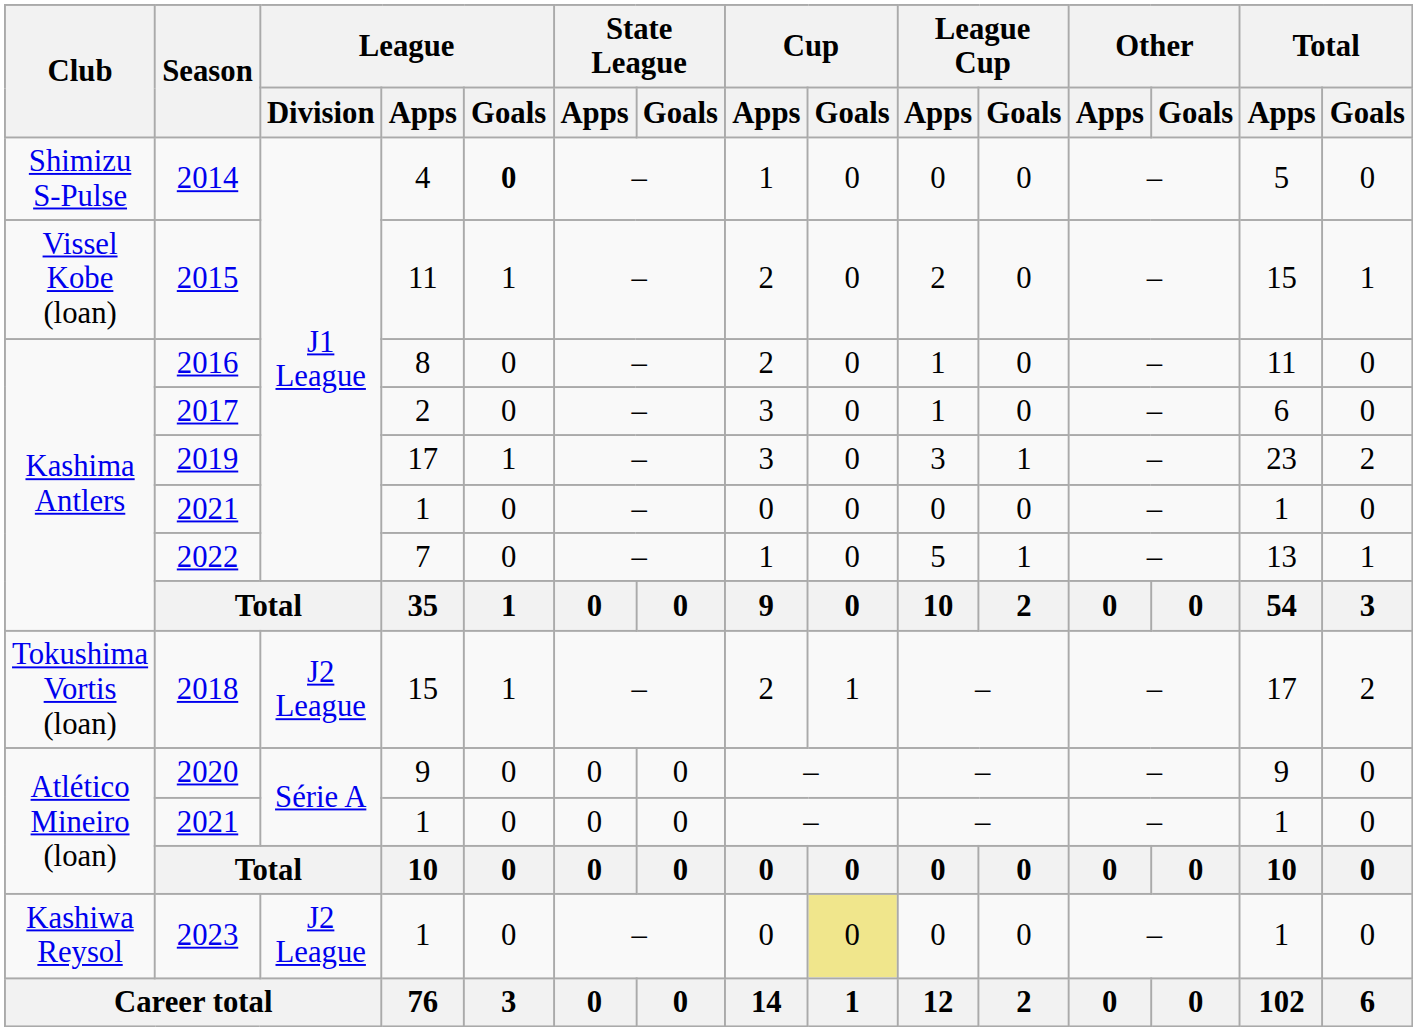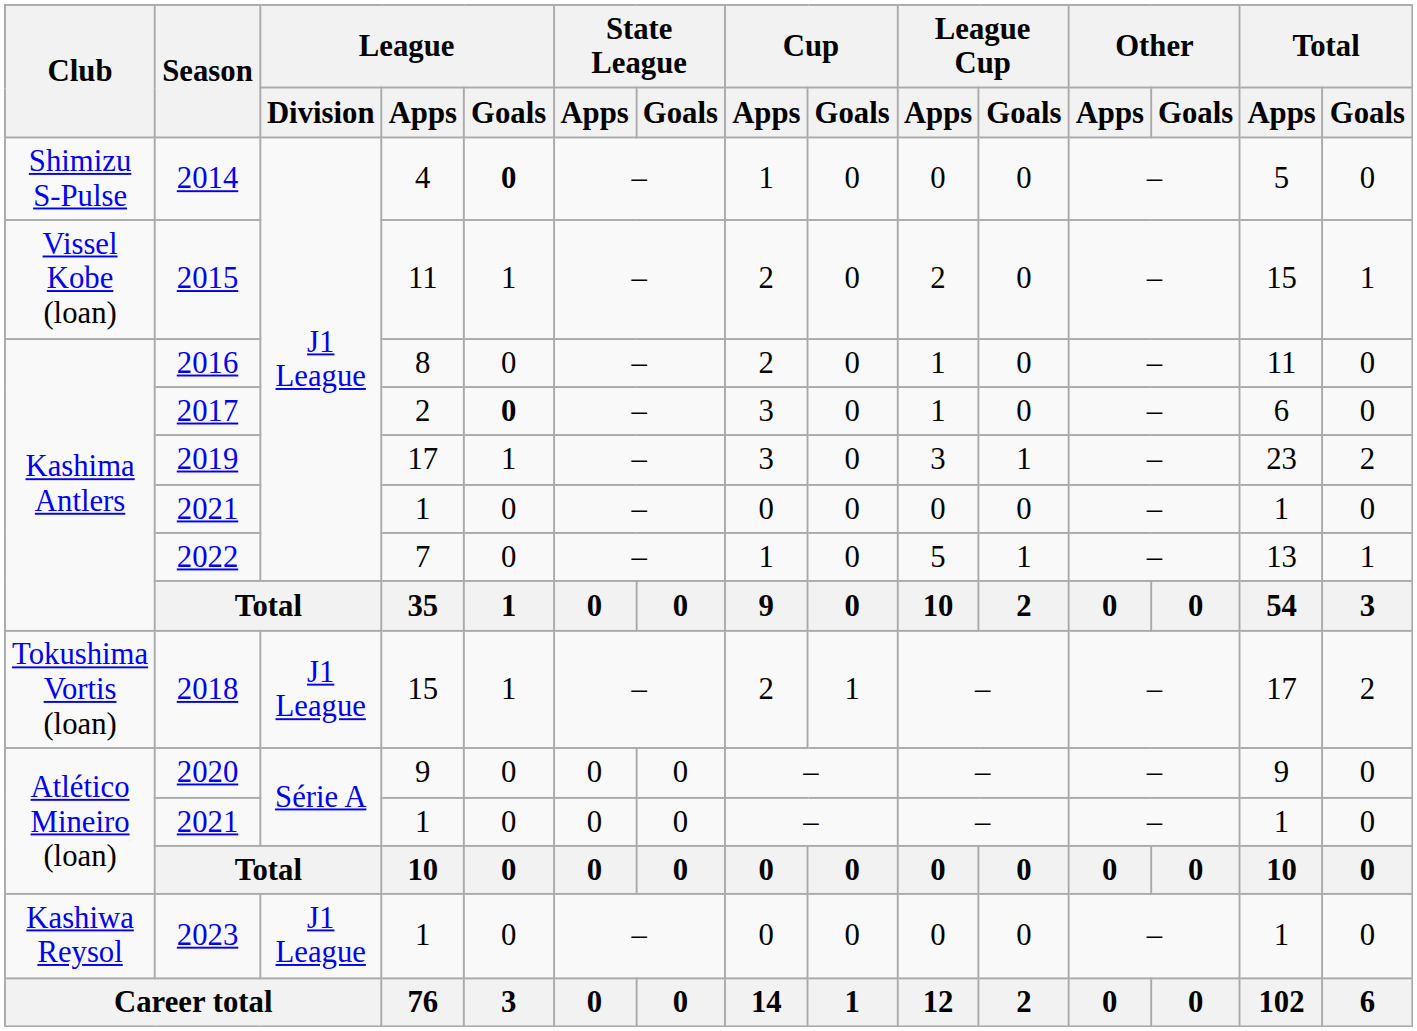(509, 410) normal -> (509, 410) bold
(321, 688) J2 League -> (321, 688) J1 League
(321, 935) J2 League -> (321, 935) J1 League
(852, 935) khaki background -> (852, 935) no background
